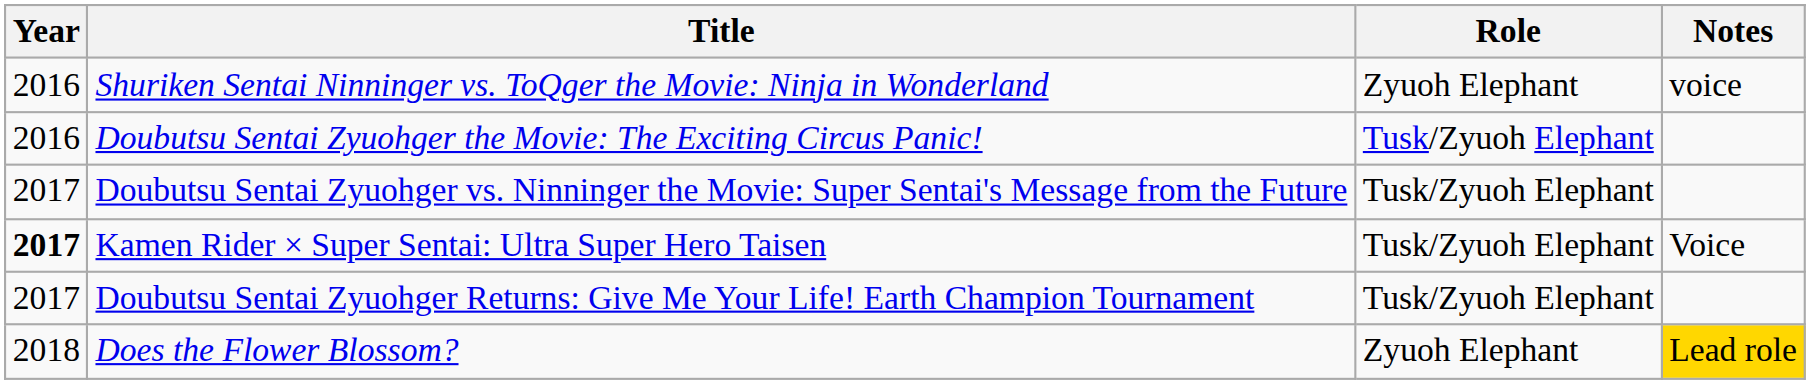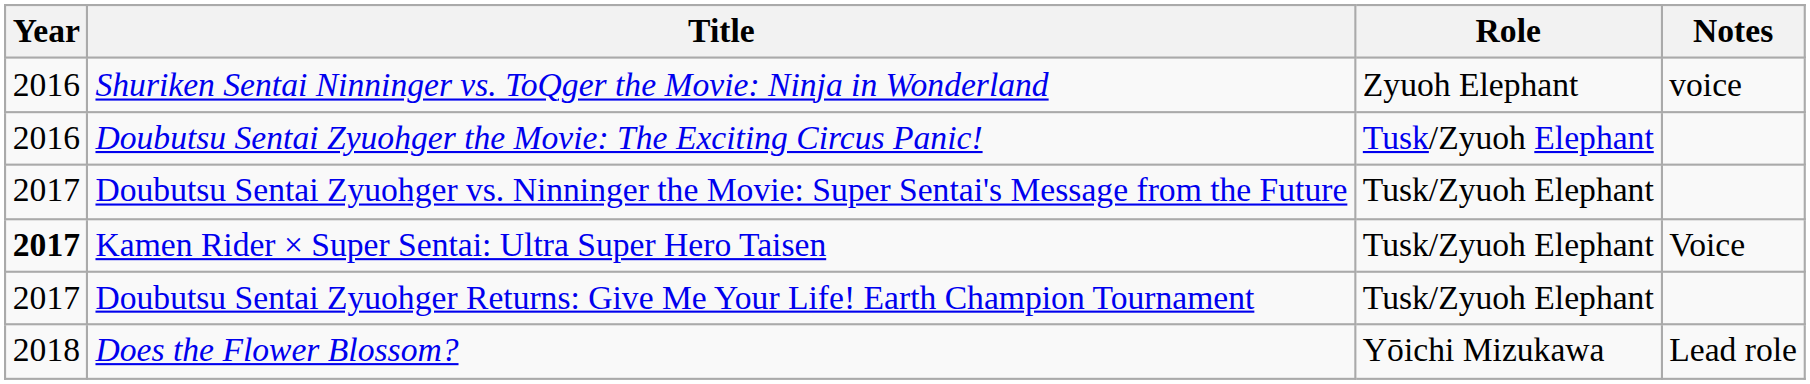(1471, 350) Zyuoh Elephant -> (1484, 350) Yōichi Mizukawa
(1733, 350) gold background -> (1733, 350) no background
